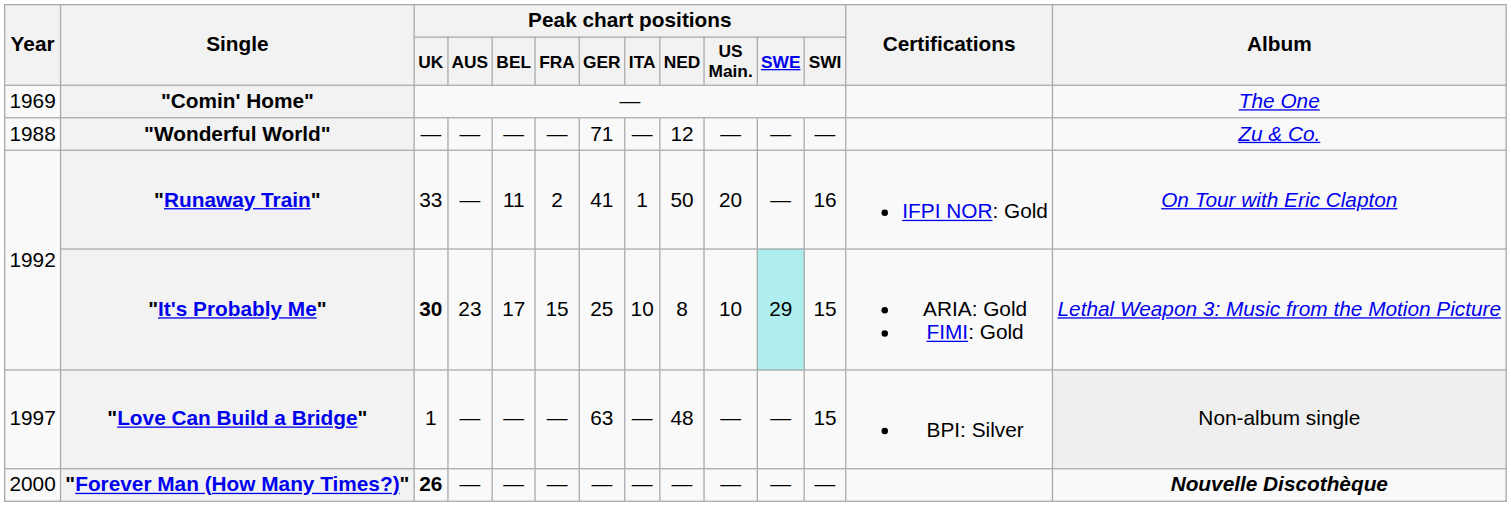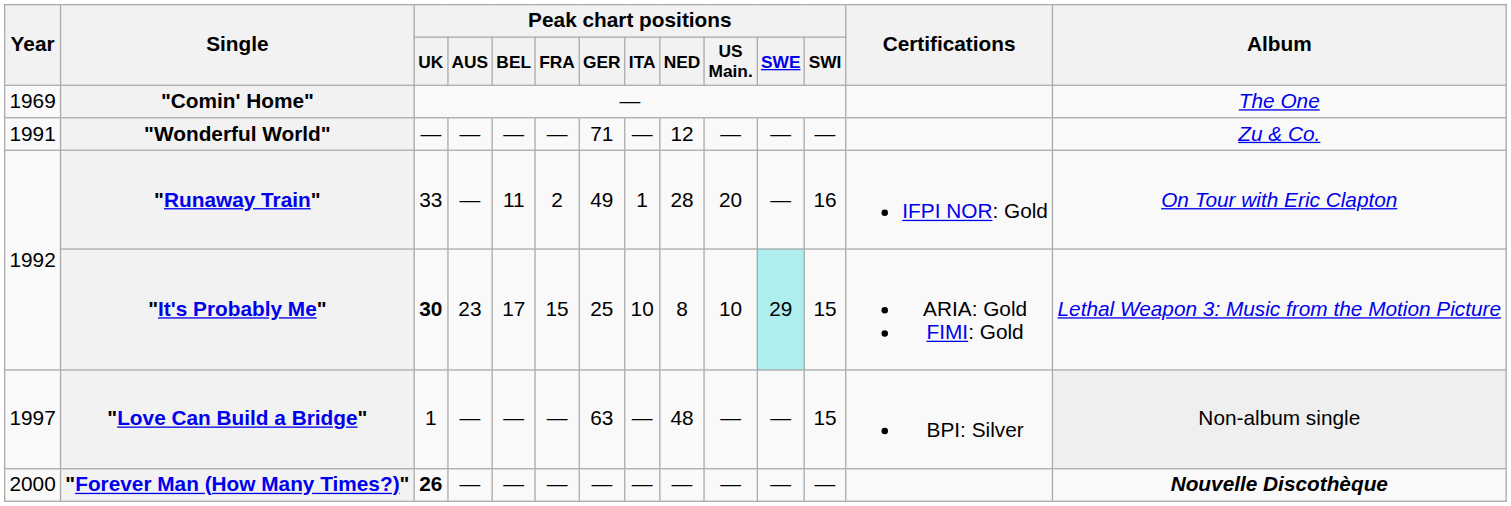(33, 134) 1988 -> (33, 134) 1991
(602, 199) 41 -> (602, 199) 49
(682, 199) 50 -> (682, 199) 28
